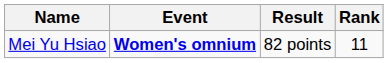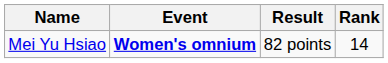(359, 44) 11 -> (359, 44) 14
